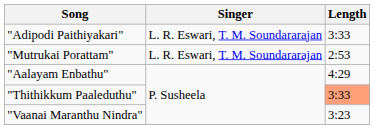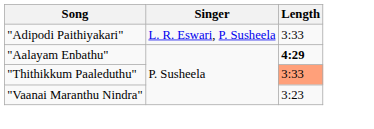(235, 34) L. R. Eswari, T. M. Soundararajan -> (212, 34) L. R. Eswari, P. Susheela
- row: (60, 54)
(339, 74) normal -> (293, 54) bold
